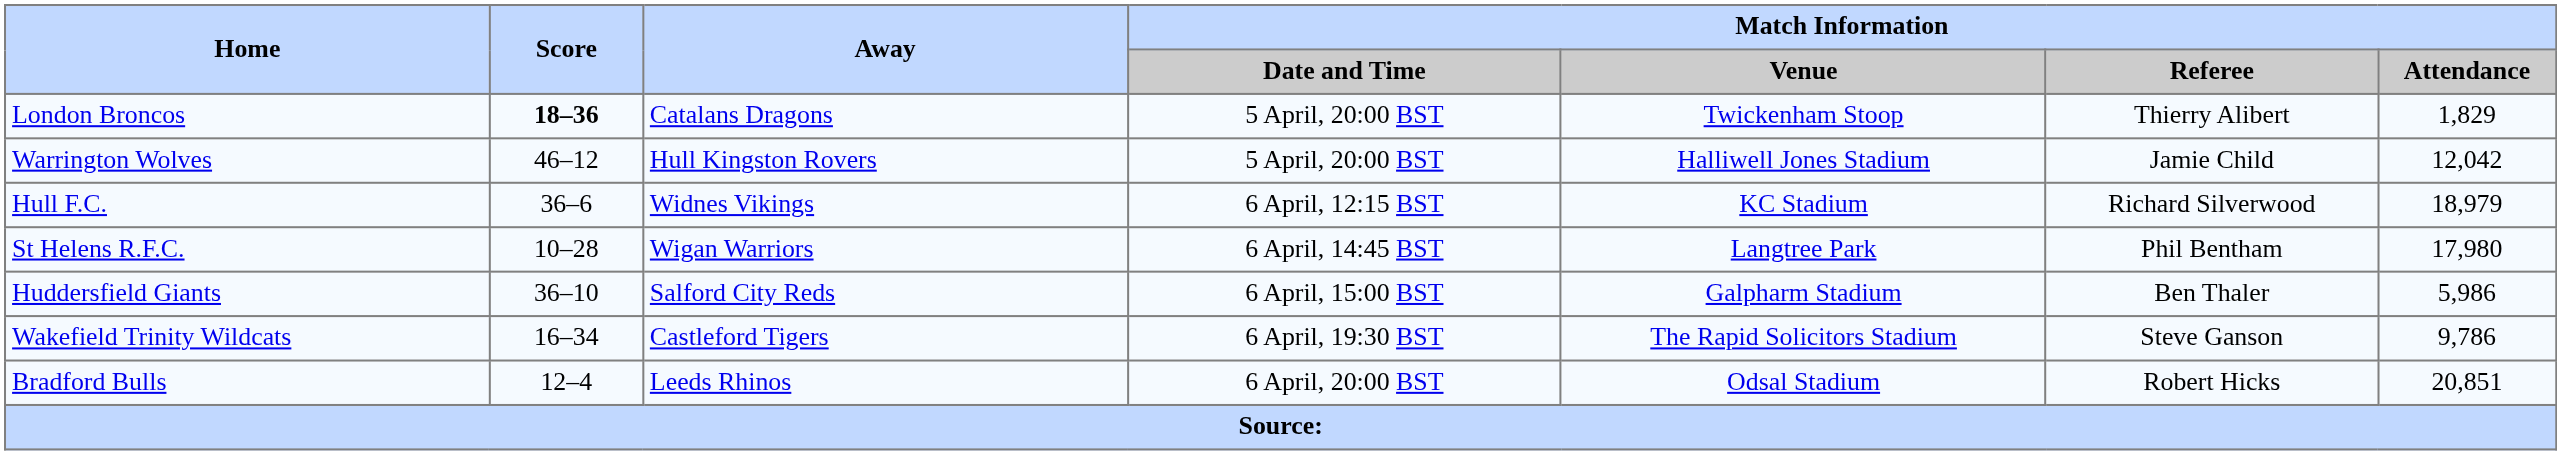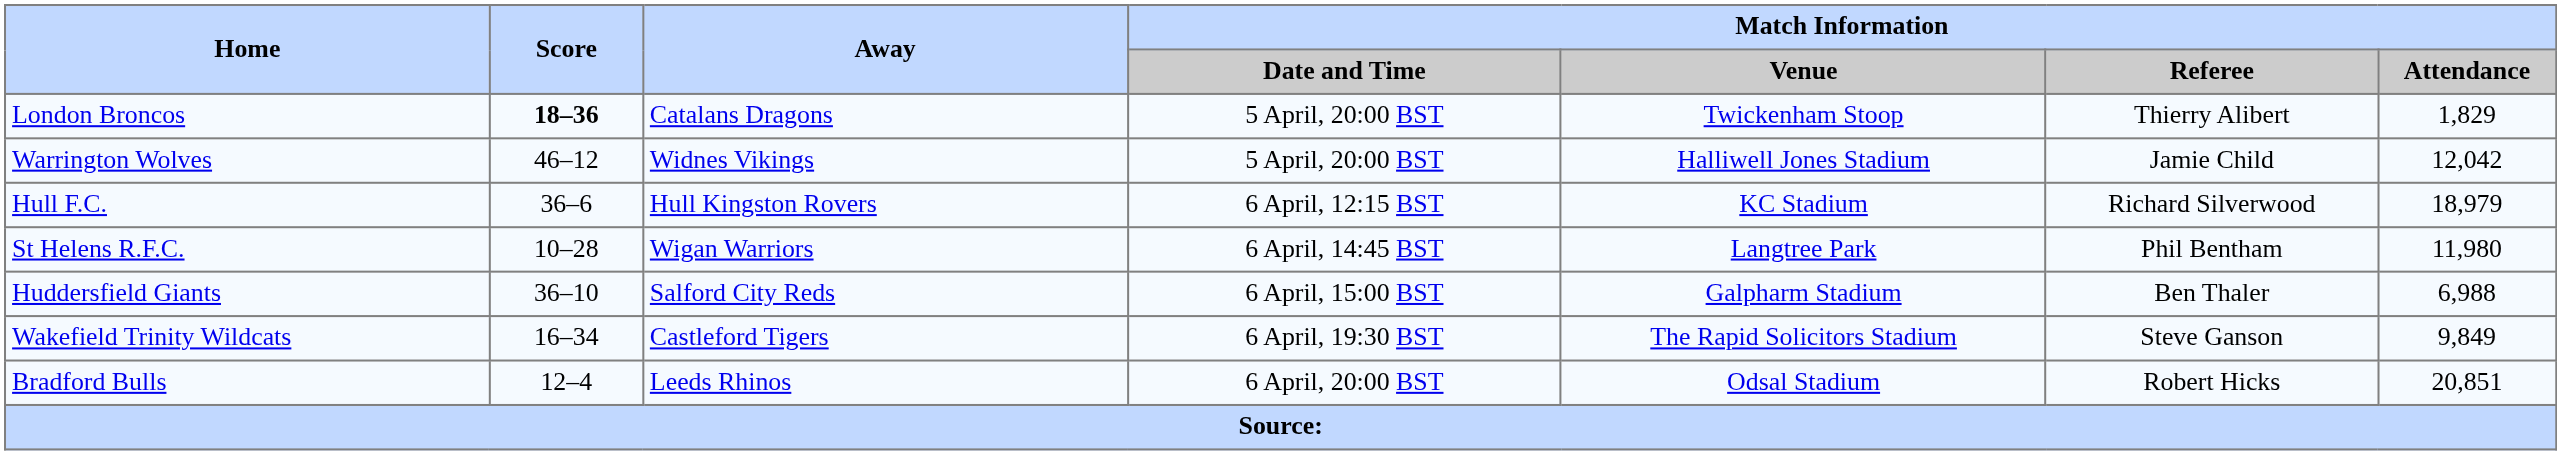(763, 160) Hull Kingston Rovers -> (732, 160) Widnes Vikings
(732, 204) Widnes Vikings -> (763, 204) Hull Kingston Rovers
(2467, 248) 17,980 -> (2467, 248) 11,980
(2467, 293) 5,986 -> (2467, 293) 6,988
(2467, 337) 9,786 -> (2467, 337) 9,849
